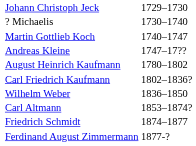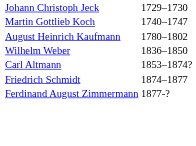- row: (29, 22)
- row: (37, 50)
- row: (58, 79)
